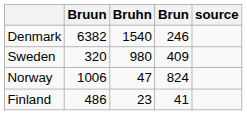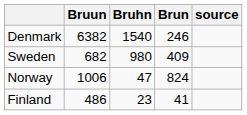(95, 57) 320 -> (95, 57) 682
